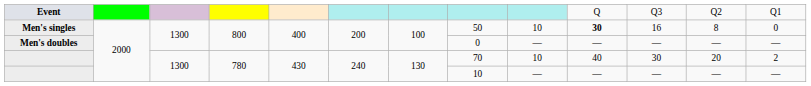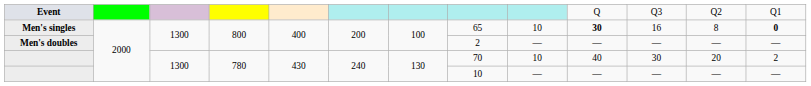(478, 28) 50 -> (478, 28) 65
(776, 28) normal -> (776, 28) bold
(478, 43) 0 -> (478, 43) 2
